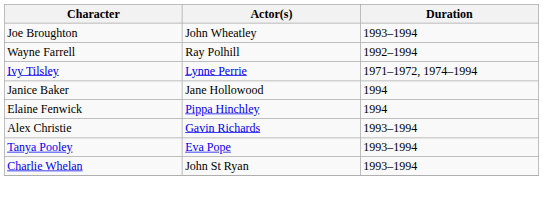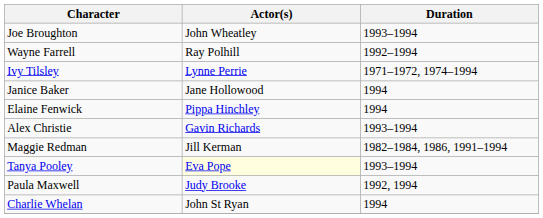+ row: (47, 147)
(208, 147) no background -> (208, 166) lightyellow background
+ row: (43, 185)
(390, 166) 1993–1994 -> (375, 204) 1994
